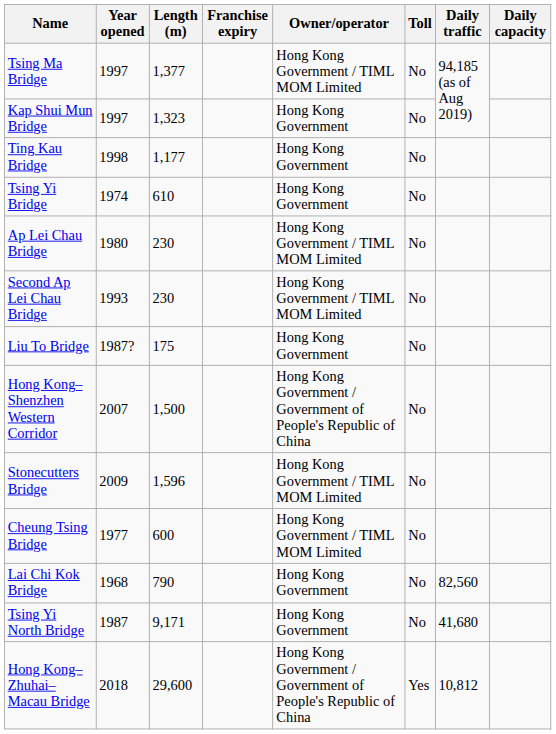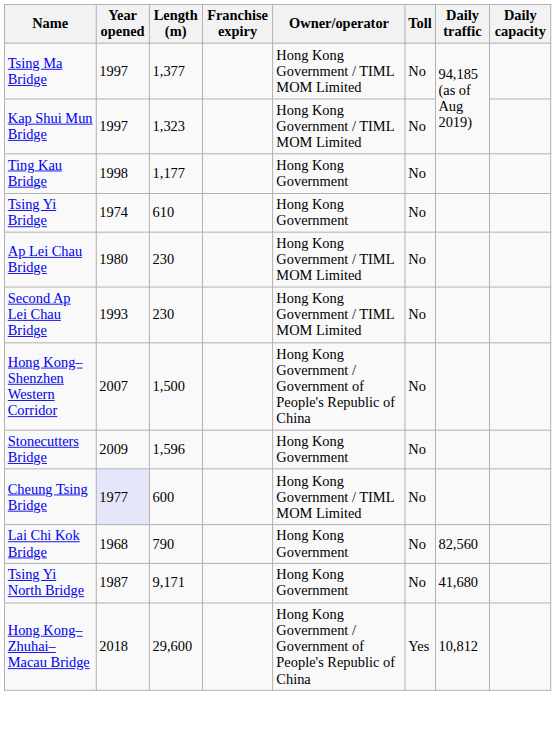(312, 118) Hong Kong Government -> (335, 126) Hong Kong Government / TIML MOM Limited
- row: (48, 345)
(335, 480) Hong Kong Government / TIML MOM Limited -> (312, 449) Hong Kong Government
(114, 535) no background -> (114, 496) lavender background
